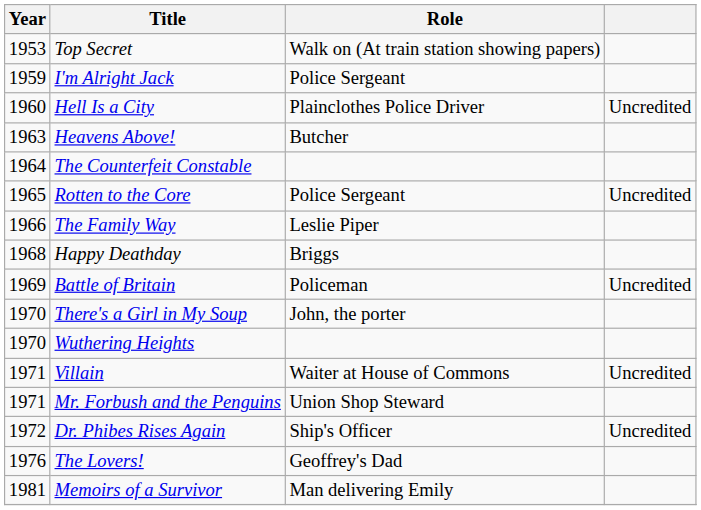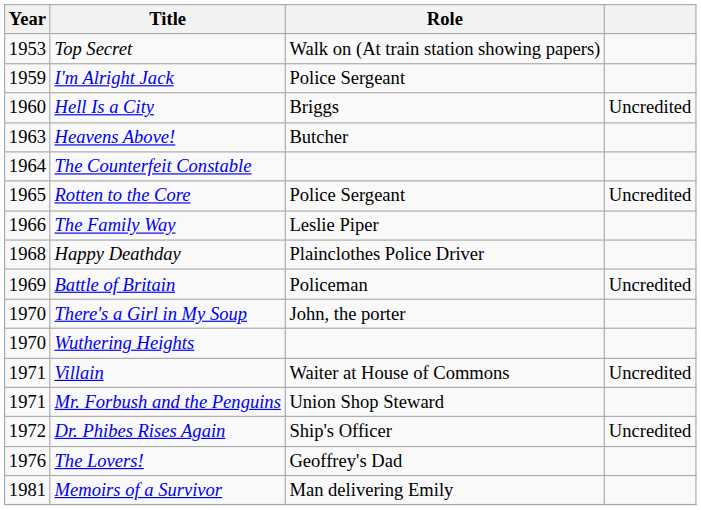(387, 107) Plainclothes Police Driver -> (314, 107) Briggs
(314, 254) Briggs -> (387, 254) Plainclothes Police Driver
